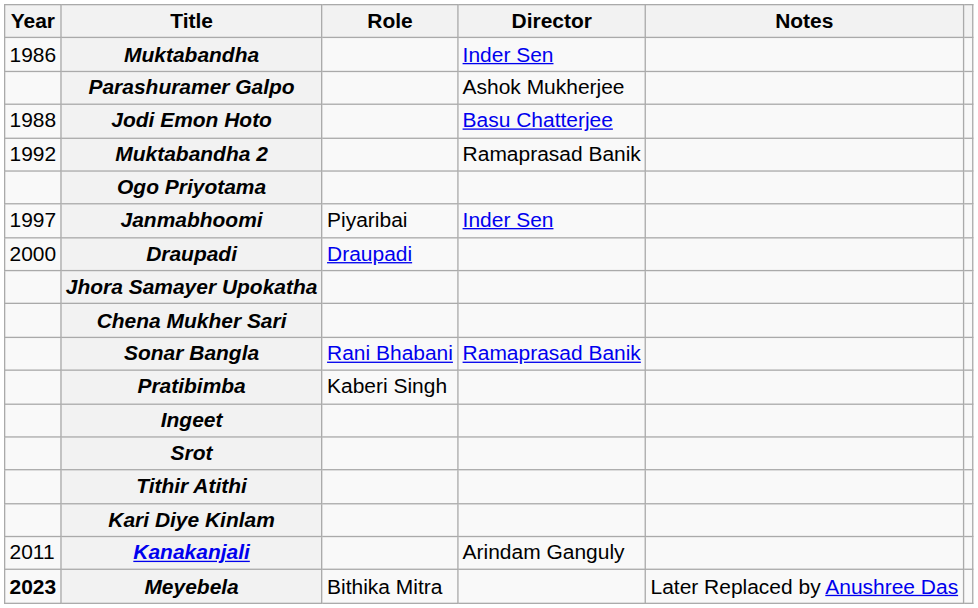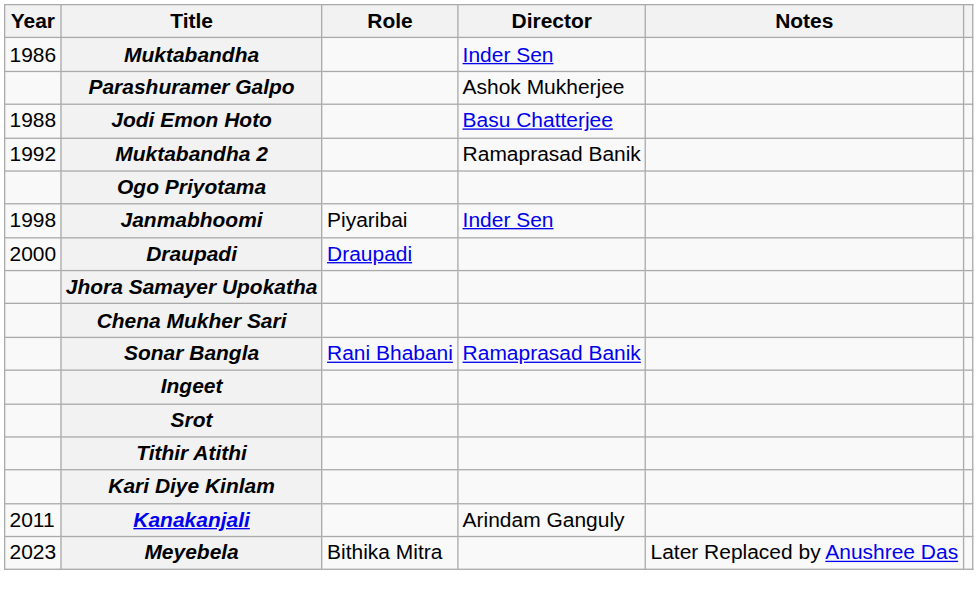(33, 220) 1997 -> (33, 220) 1998
- row: (192, 386)
(33, 586) bold -> (33, 552) normal
